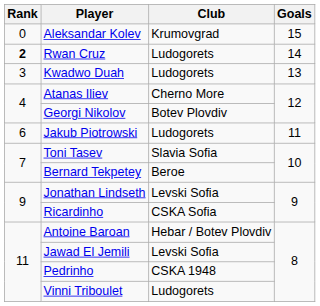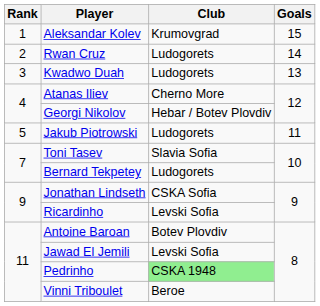(23, 34) 0 -> (23, 34) 1
(23, 53) bold -> (23, 53) normal
(189, 113) Botev Plovdiv -> (211, 113) Hebar / Botev Plovdiv
(23, 133) 6 -> (23, 133) 5
(168, 172) Beroe -> (183, 172) Ludogorets
(185, 192) Levski Sofia -> (184, 192) CSKA Sofia
(184, 212) CSKA Sofia -> (185, 212) Levski Sofia
(211, 232) Hebar / Botev Plovdiv -> (189, 232) Botev Plovdiv
(184, 271) no background -> (184, 271) lightgreen background
(183, 291) Ludogorets -> (168, 291) Beroe
